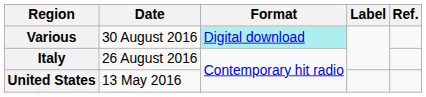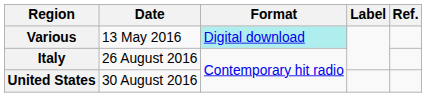(150, 37) 30 August 2016 -> (142, 37) 13 May 2016
(142, 80) 13 May 2016 -> (150, 80) 30 August 2016
